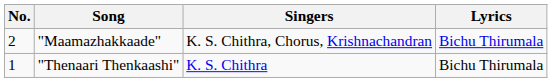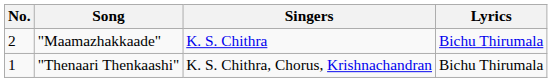(309, 41) K. S. Chithra, Chorus, Krishnachandran -> (227, 41) K. S. Chithra
(227, 65) K. S. Chithra -> (309, 65) K. S. Chithra, Chorus, Krishnachandran
